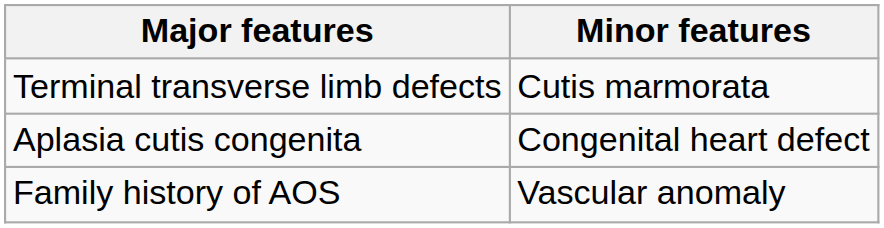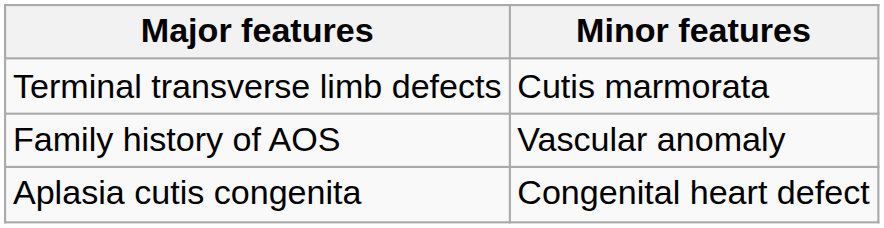rows swapped: (187, 139) <-> (177, 193)
